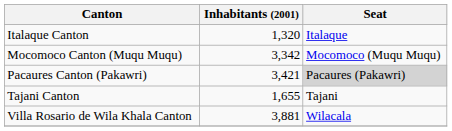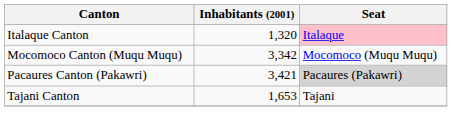(327, 34) no background -> (323, 34) pink background
(286, 95) 1,655 -> (282, 95) 1,653
- row: (100, 116)
